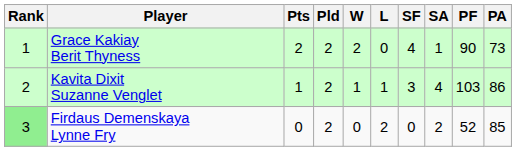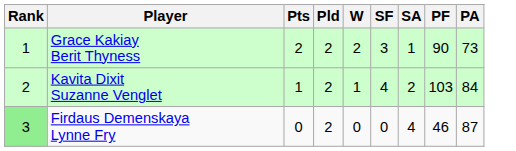- column: (384, 17)
(411, 48) 4 -> (384, 48) 3
(411, 87) 3 -> (384, 87) 4
(439, 87) 4 -> (411, 87) 2
(497, 87) 86 -> (470, 87) 84
(439, 127) 2 -> (411, 127) 4
(468, 127) 52 -> (441, 127) 46
(497, 127) 85 -> (470, 127) 87
